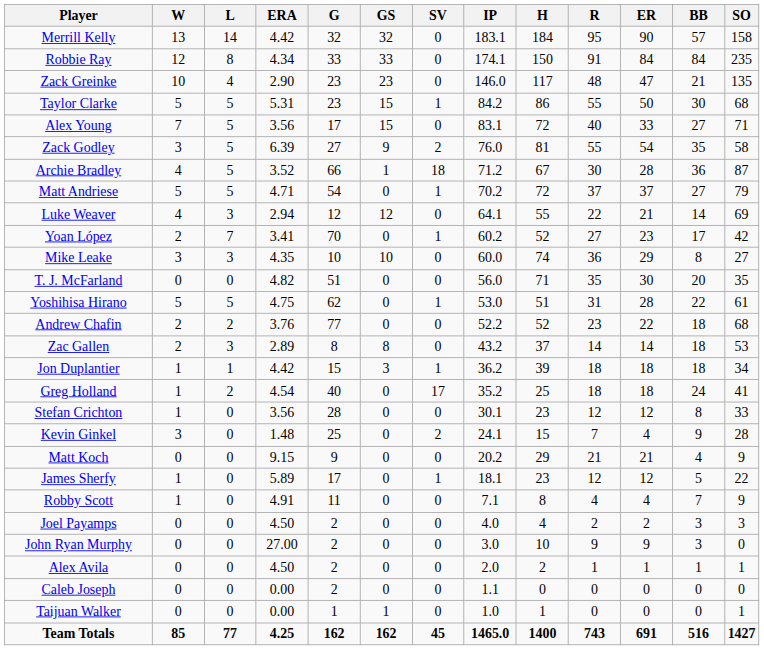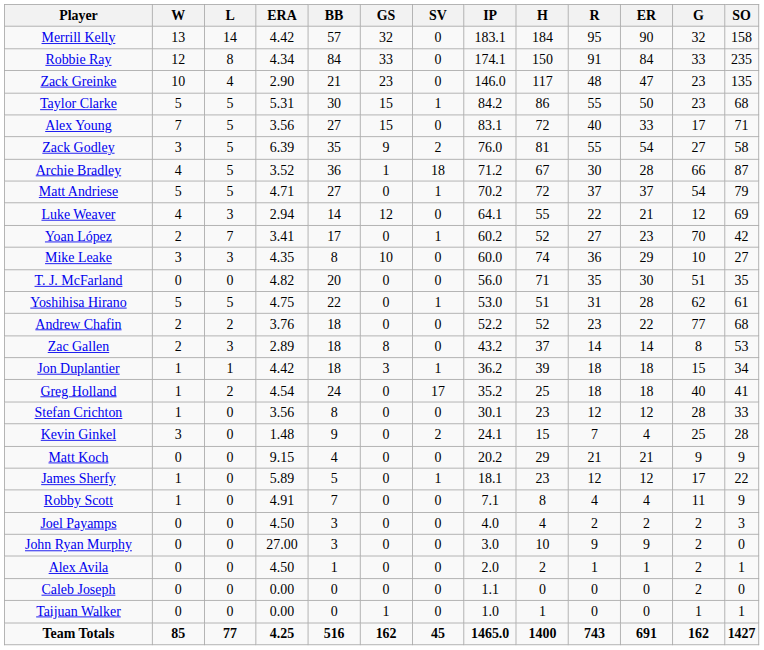columns swapped: (334, 15) <-> (698, 15)
